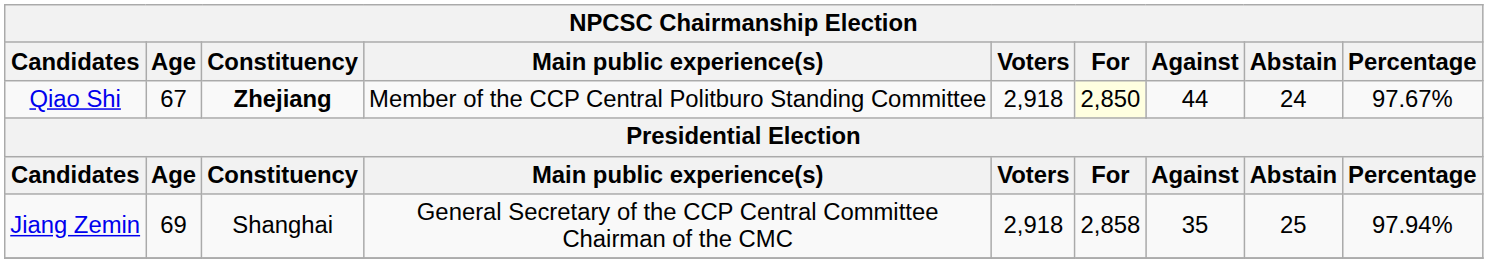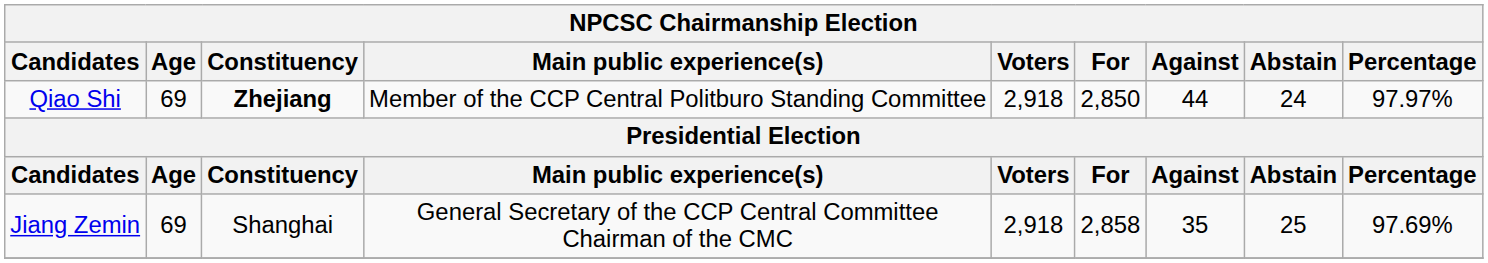(174, 99) 67 -> (174, 99) 69
(1110, 99) lightyellow background -> (1110, 99) no background
(1412, 99) 97.67% -> (1412, 99) 97.97%
(1412, 225) 97.94% -> (1412, 225) 97.69%
